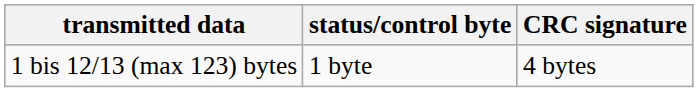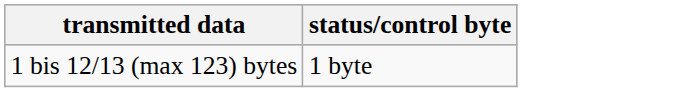- column: (605, 24)
